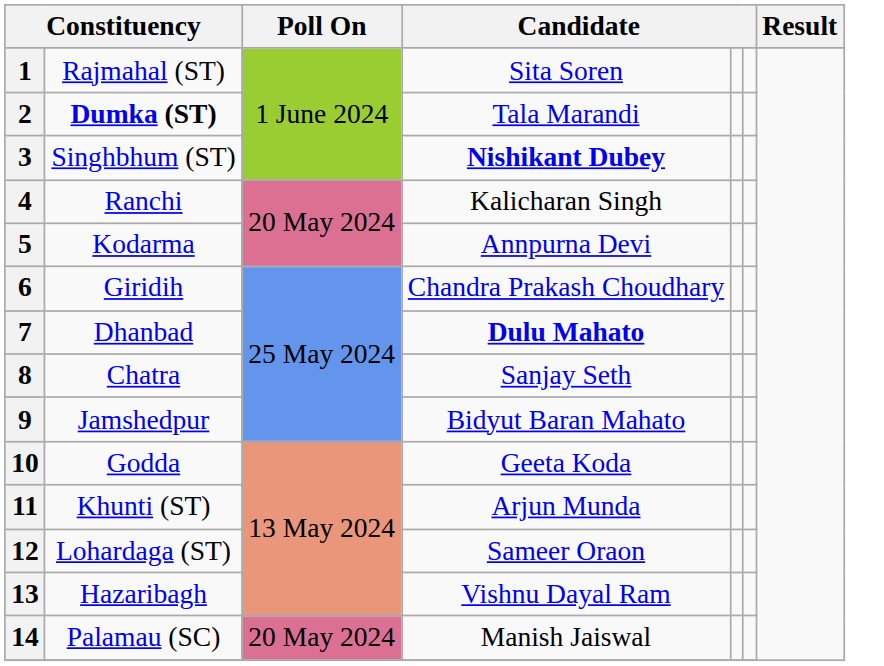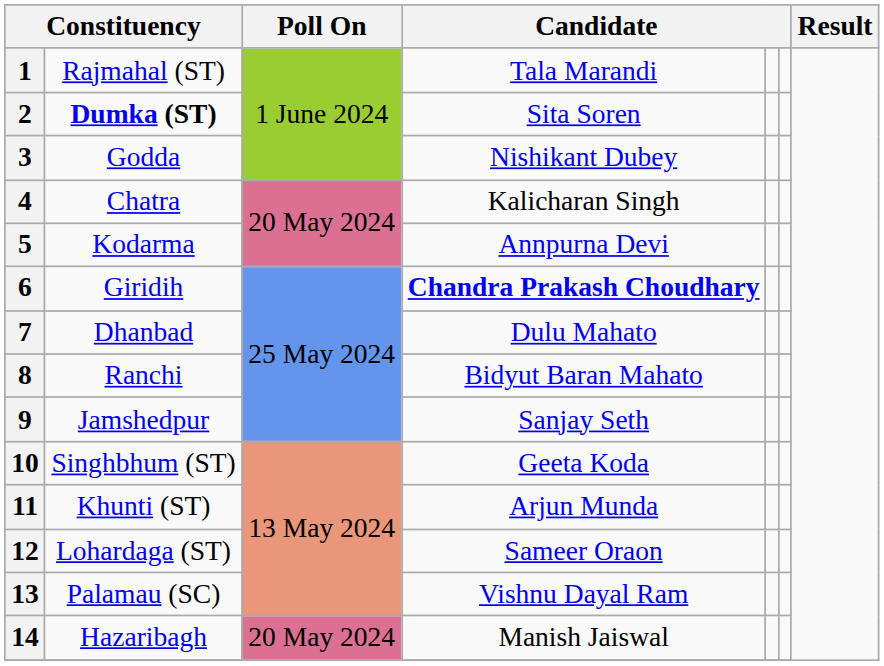(566, 69) Sita Soren -> (584, 69) Tala Marandi
(566, 113) Tala Marandi -> (584, 113) Sita Soren
(144, 157) Singhbhum (ST) -> (144, 157) Godda
(566, 157) bold -> (584, 157) normal
(144, 200) Ranchi -> (144, 200) Chatra
(566, 288) normal -> (584, 288) bold
(566, 331) bold -> (584, 331) normal
(144, 375) Chatra -> (144, 375) Ranchi
(566, 375) Sanjay Seth -> (584, 375) Bidyut Baran Mahato
(566, 419) Bidyut Baran Mahato -> (584, 419) Sanjay Seth
(144, 462) Godda -> (144, 462) Singhbhum (ST)
(144, 593) Hazaribagh -> (144, 593) Palamau (SC)
(144, 637) Palamau (SC) -> (144, 637) Hazaribagh
